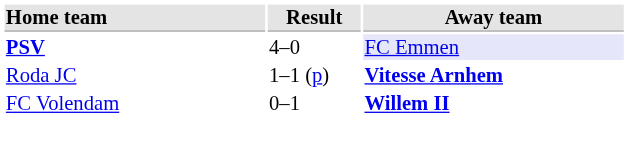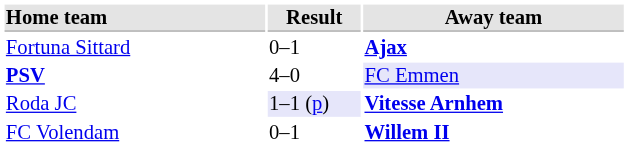+ row: (68, 47)
(299, 75) no background -> (299, 103) lavender background
